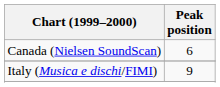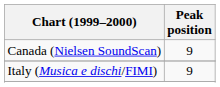(189, 50) 6 -> (189, 50) 9
